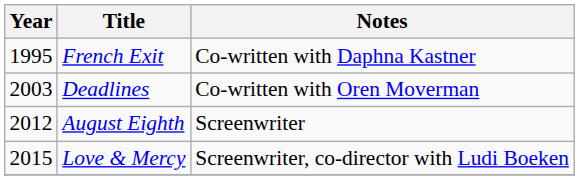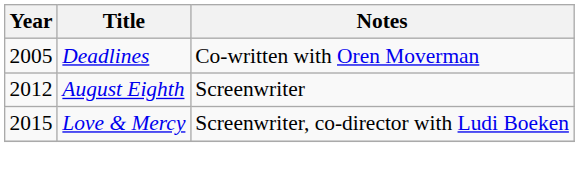- row: (113, 55)
(31, 89) 2003 -> (31, 55) 2005
